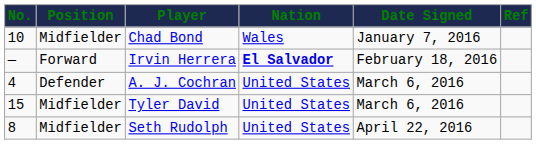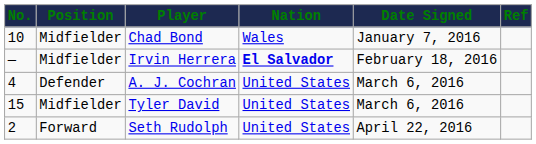(68, 61) Forward -> (81, 61) Midfielder
(12, 128) 8 -> (12, 128) 2
(81, 128) Midfielder -> (68, 128) Forward
